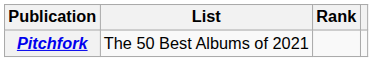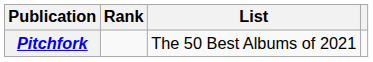columns swapped: (206, 17) <-> (336, 17)
